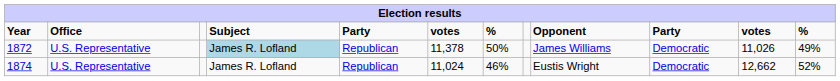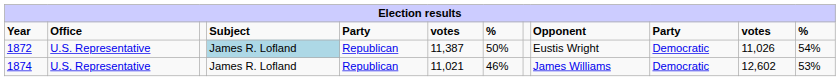(447, 48) 11,378 -> (447, 48) 11,387
(572, 48) James Williams -> (566, 48) Eustis Wright
(809, 48) 49% -> (809, 48) 54%
(447, 66) 11,024 -> (447, 66) 11,021
(566, 66) Eustis Wright -> (572, 66) James Williams
(759, 66) 12,662 -> (759, 66) 12,602
(809, 66) 52% -> (809, 66) 53%
